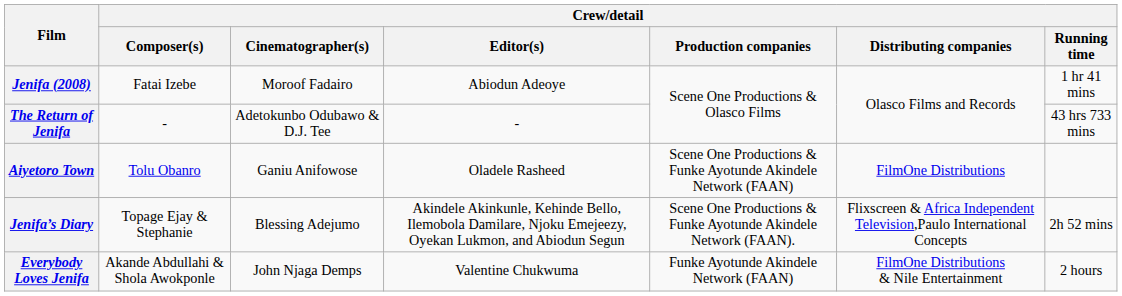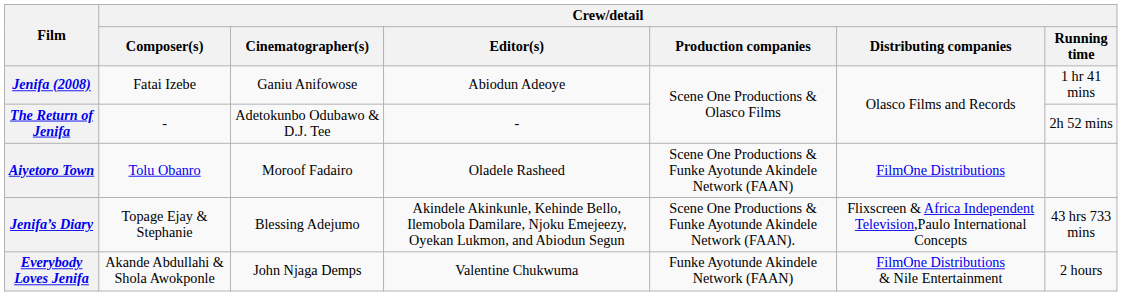(307, 84) Moroof Fadairo -> (307, 84) Ganiu Anifowose
(1081, 123) 43 hrs 733 mins -> (1081, 123) 2h 52 mins
(307, 170) Ganiu Anifowose -> (307, 170) Moroof Fadairo
(1081, 224) 2h 52 mins -> (1081, 224) 43 hrs 733 mins
